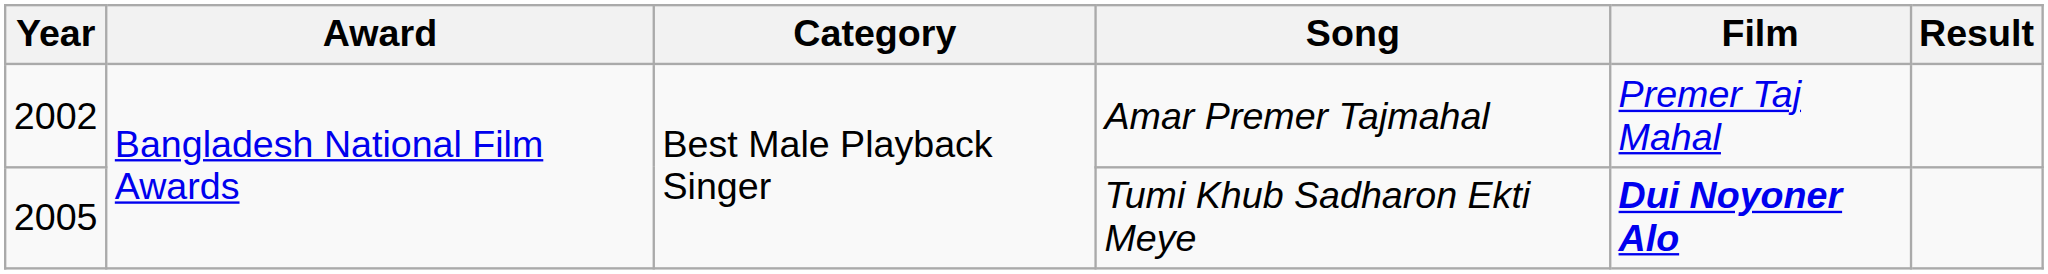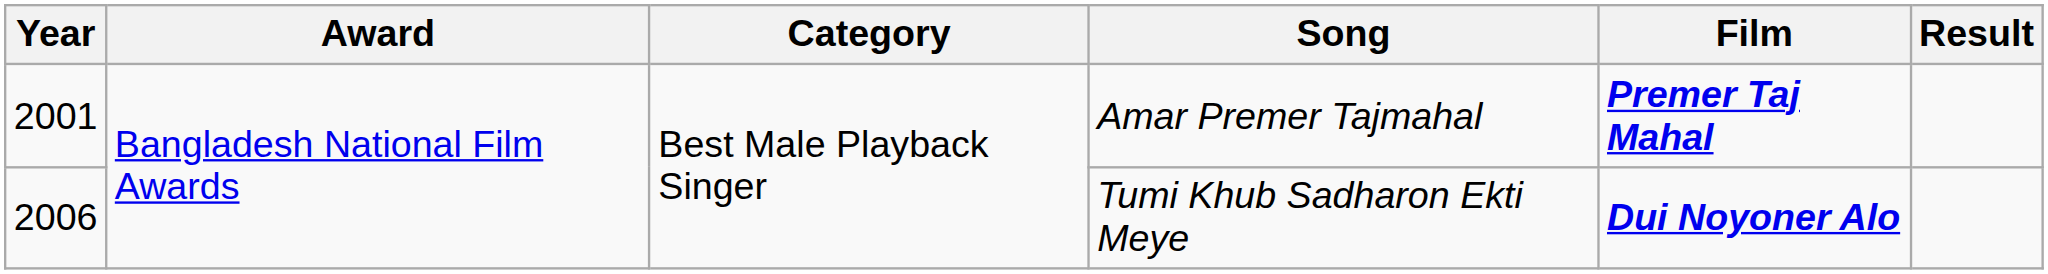(56, 115) 2002 -> (56, 115) 2001
(1710, 115) normal -> (1703, 115) bold
(56, 217) 2005 -> (56, 217) 2006
